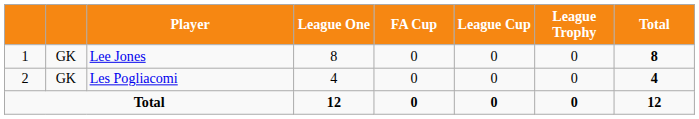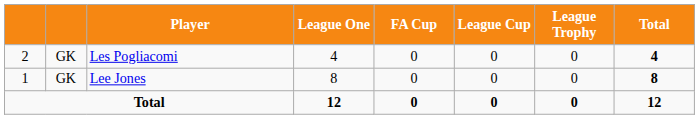rows swapped: (118, 56) <-> (134, 79)
